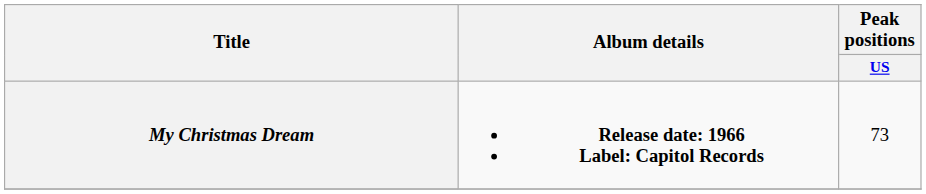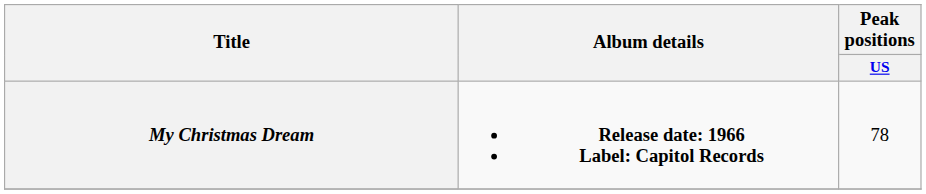(880, 134) 73 -> (880, 134) 78
